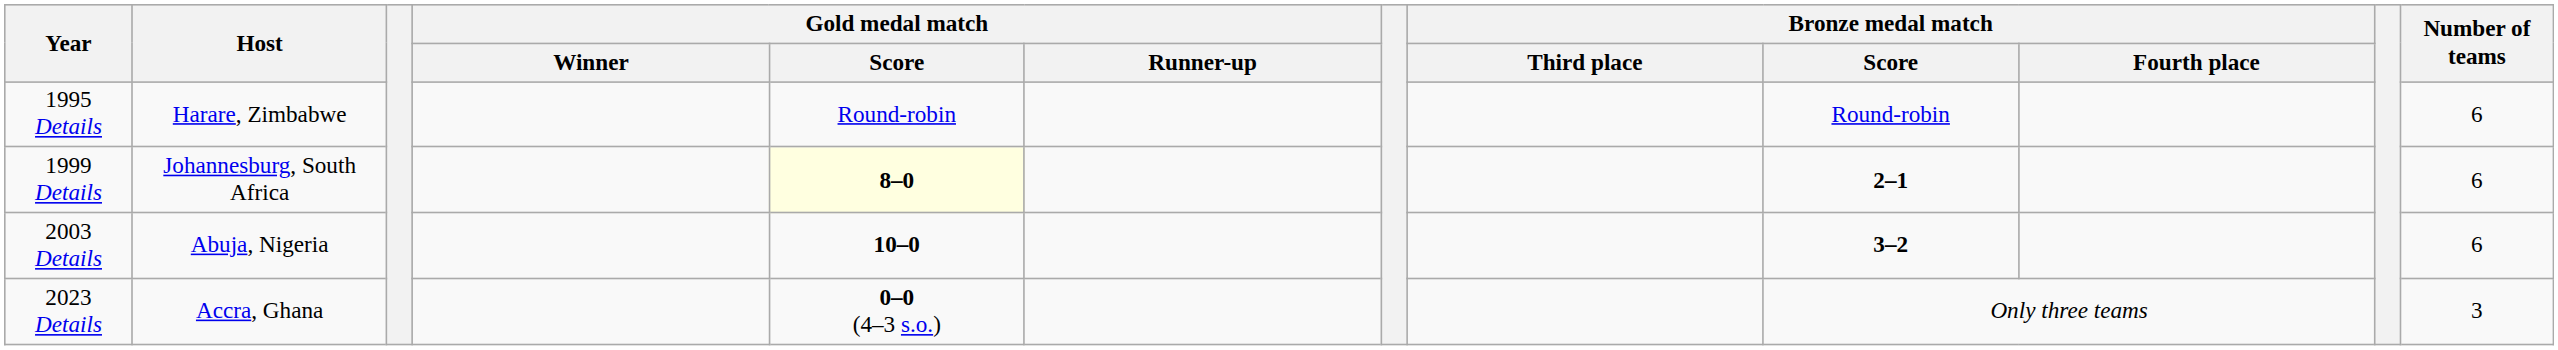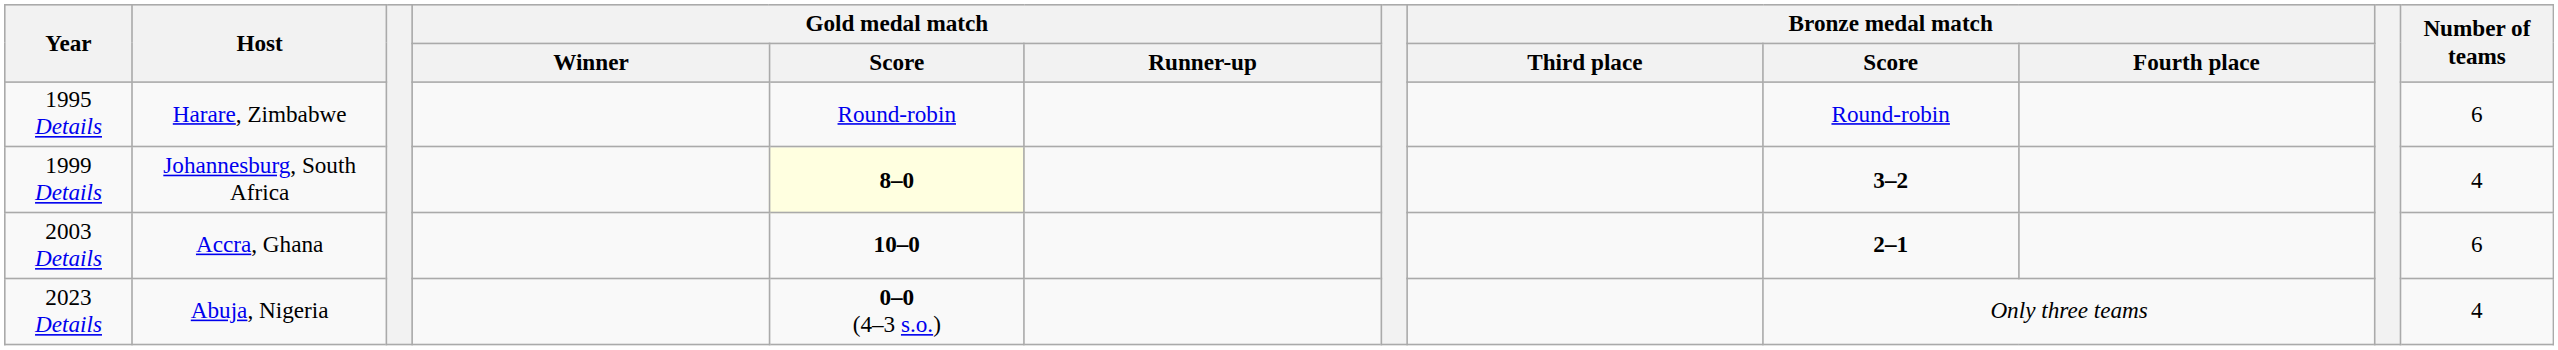(1891, 179) 2–1 -> (1891, 179) 3–2
(2477, 179) 6 -> (2477, 179) 4
(260, 245) Abuja, Nigeria -> (260, 245) Accra, Ghana
(1891, 245) 3–2 -> (1891, 245) 2–1
(260, 310) Accra, Ghana -> (260, 310) Abuja, Nigeria
(2477, 310) 3 -> (2477, 310) 4
